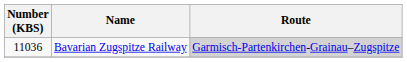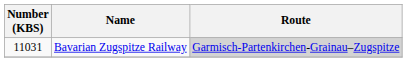(28, 47) 11036 -> (28, 47) 11031
